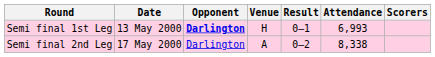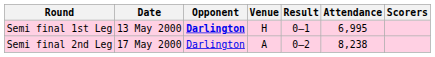(353, 28) 6,993 -> (353, 28) 6,995
(353, 44) 8,338 -> (353, 44) 8,238
